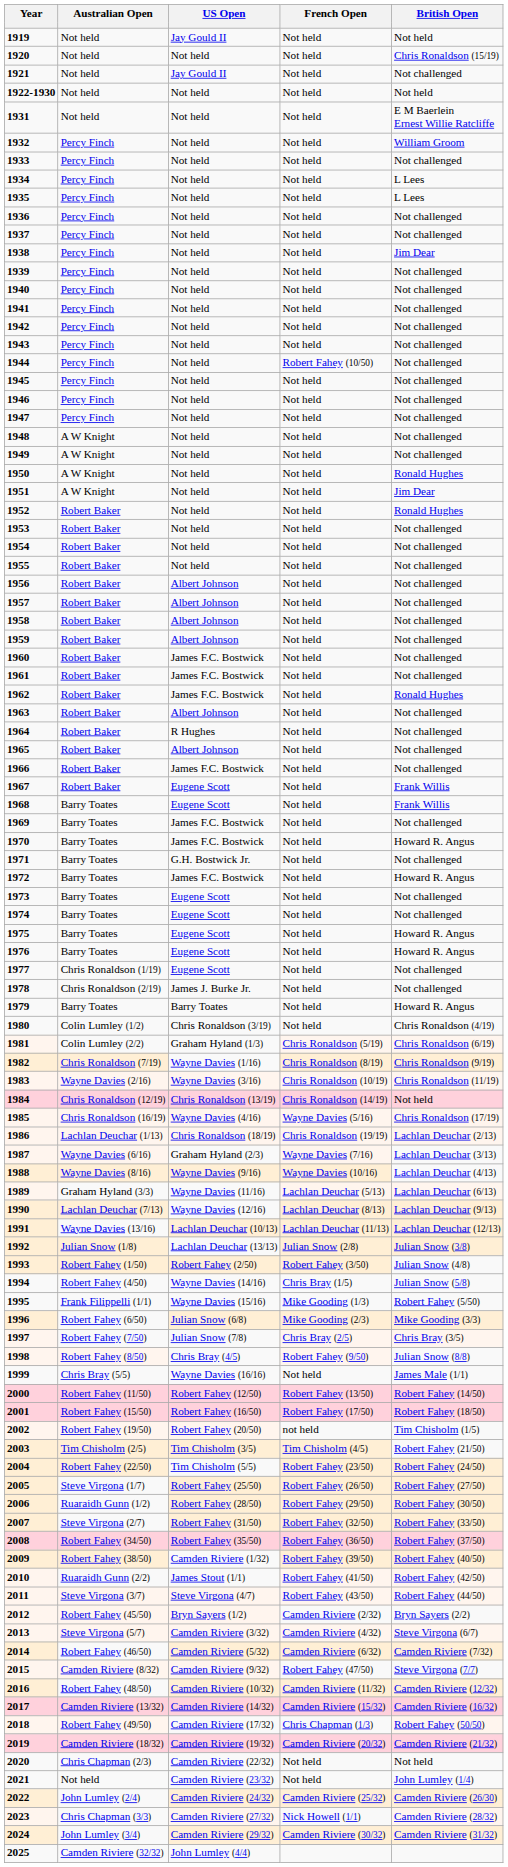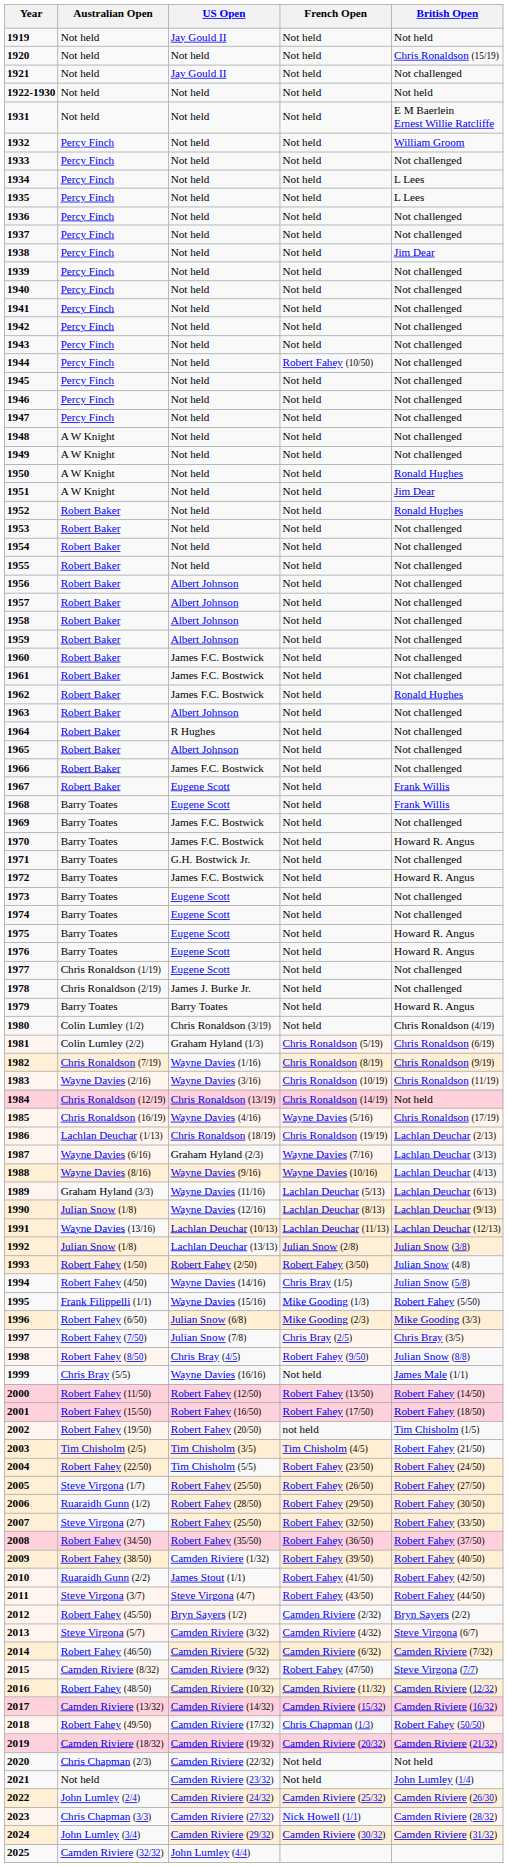(112, 1209) Lachlan Deuchar (7/13) -> (98, 1209) Julian Snow (1/8)
(216, 1521) Robert Fahey (31/50) -> (216, 1521) Robert Fahey (25/50)
